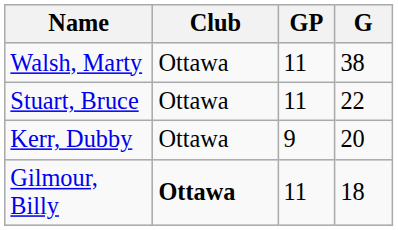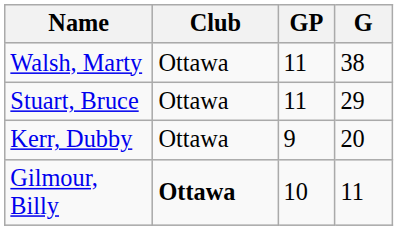(353, 100) 22 -> (353, 100) 29
(295, 191) 11 -> (296, 191) 10
(353, 191) 18 -> (352, 191) 11
